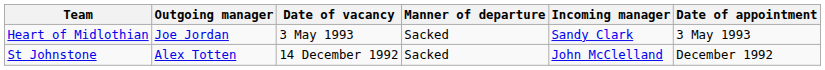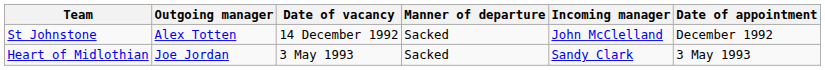rows swapped: (52, 55) <-> (78, 35)
